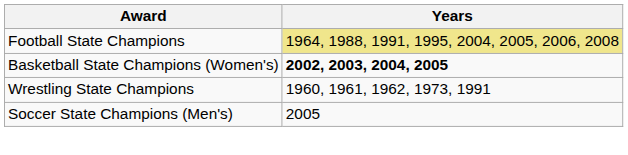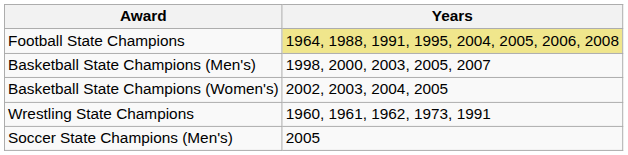+ row: (132, 65)
(367, 65) bold -> (367, 89) normal
